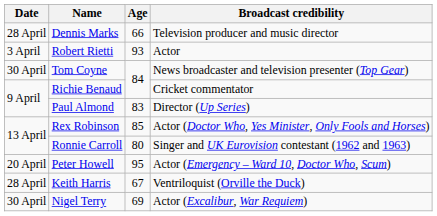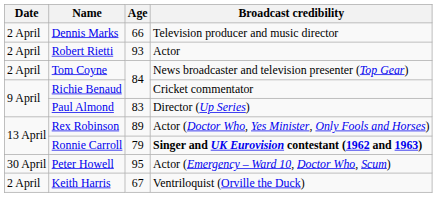(27, 32) 28 April -> (24, 32) 2 April
(24, 51) 3 April -> (24, 51) 2 April
(27, 70) 30 April -> (24, 70) 2 April
(138, 126) 85 -> (138, 126) 89
(138, 145) 80 -> (138, 145) 79
(282, 145) normal -> (288, 145) bold
(27, 164) 20 April -> (27, 164) 30 April
(27, 182) 28 April -> (24, 182) 2 April
- row: (79, 201)
